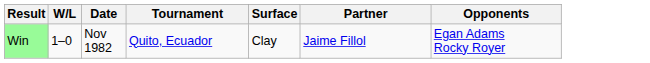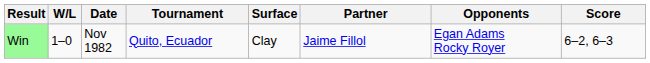+ column: (603, 14)
